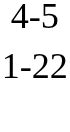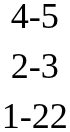+ row: (35, 66)
